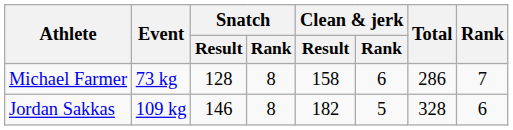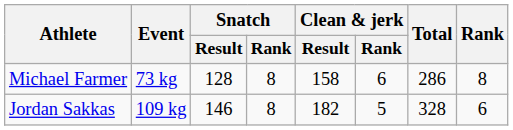(482, 79) 7 -> (482, 79) 8
